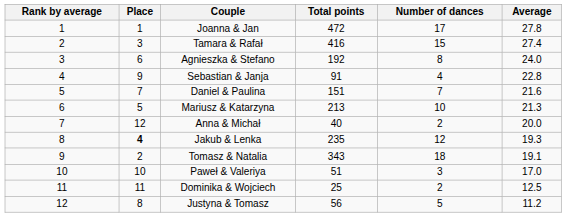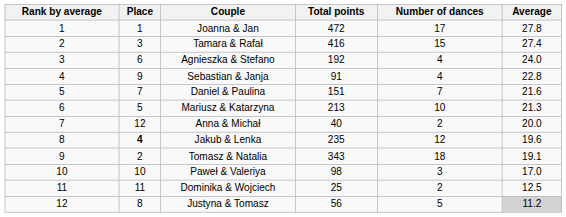(440, 60) 8 -> (440, 60) 4
(532, 140) 19.3 -> (532, 140) 19.6
(336, 172) 51 -> (336, 172) 98
(532, 204) no background -> (532, 204) lightgrey background
